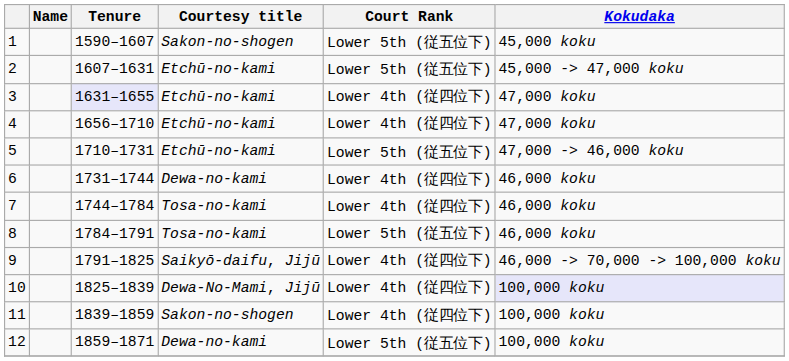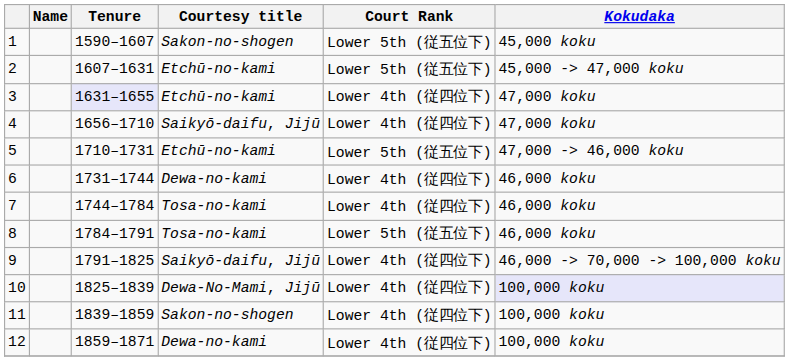(219, 124) Etchū-no-kami -> (241, 124) Saikyō-daifu, Jijū
(409, 343) Lower 5th (従五位下) -> (409, 343) Lower 4th (従四位下)
